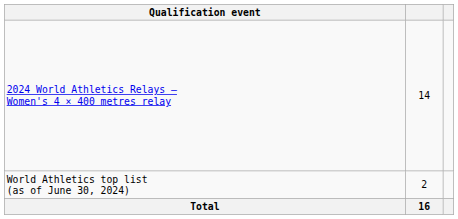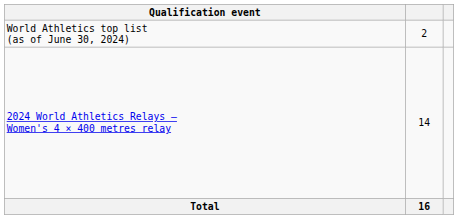rows swapped: (92, 96) <-> (77, 185)
